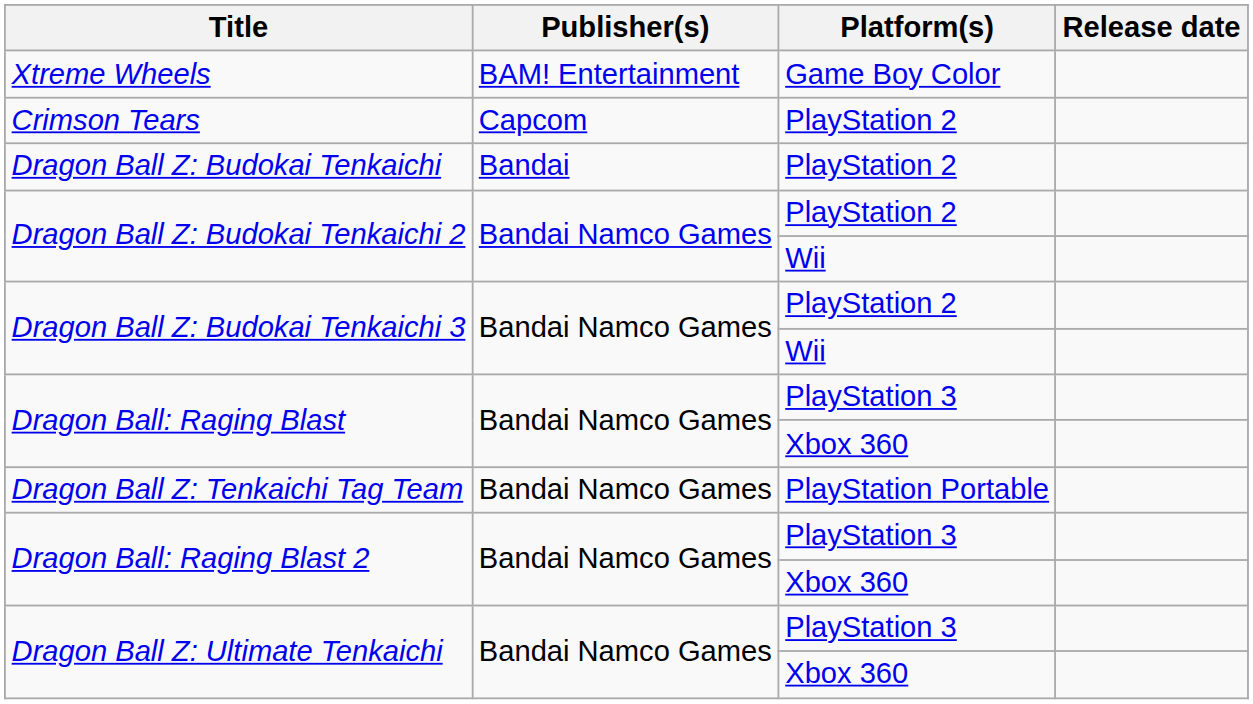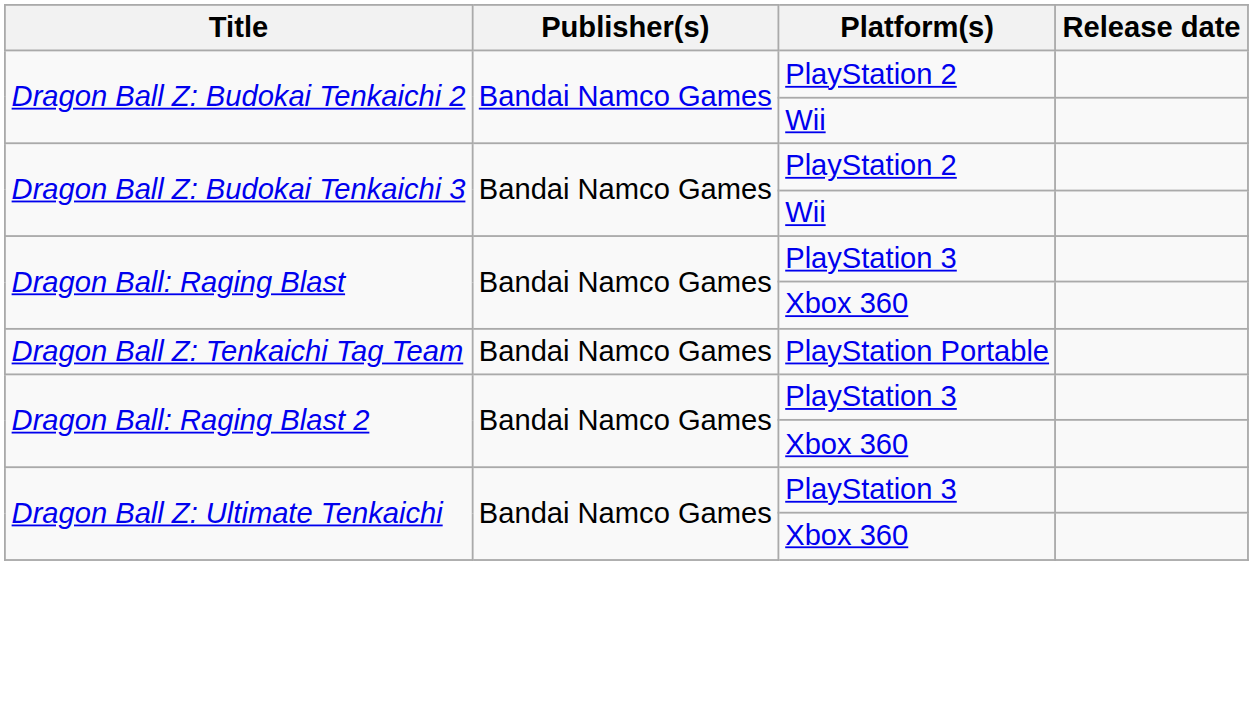- row: (111, 73)
- row: (106, 119)
- row: (226, 166)
